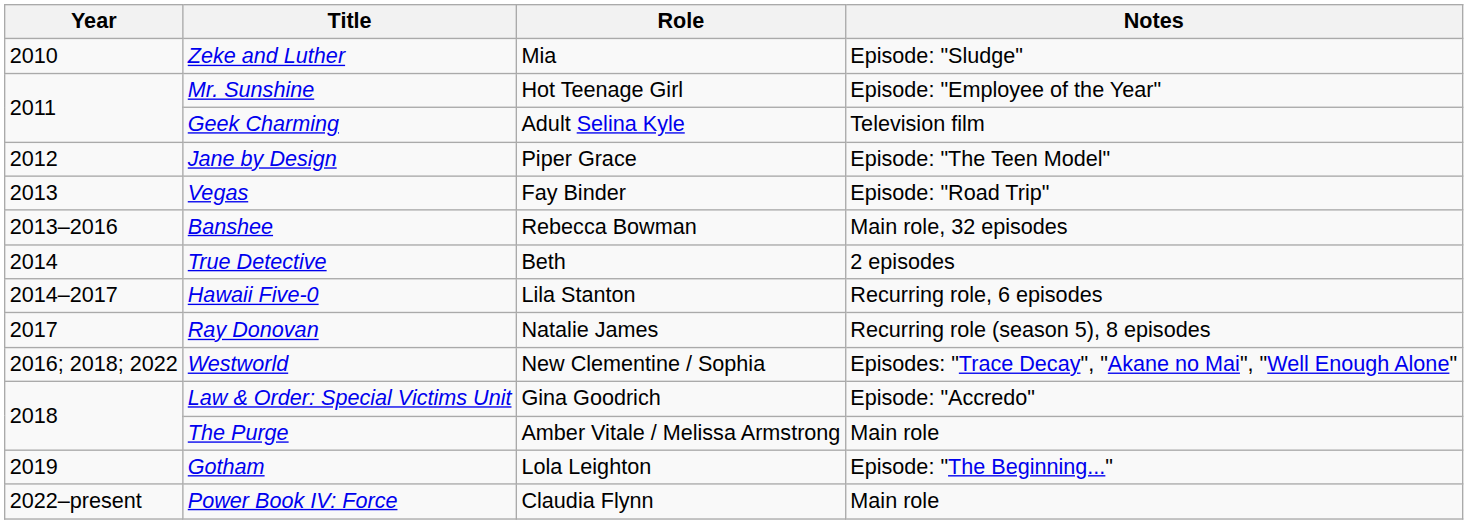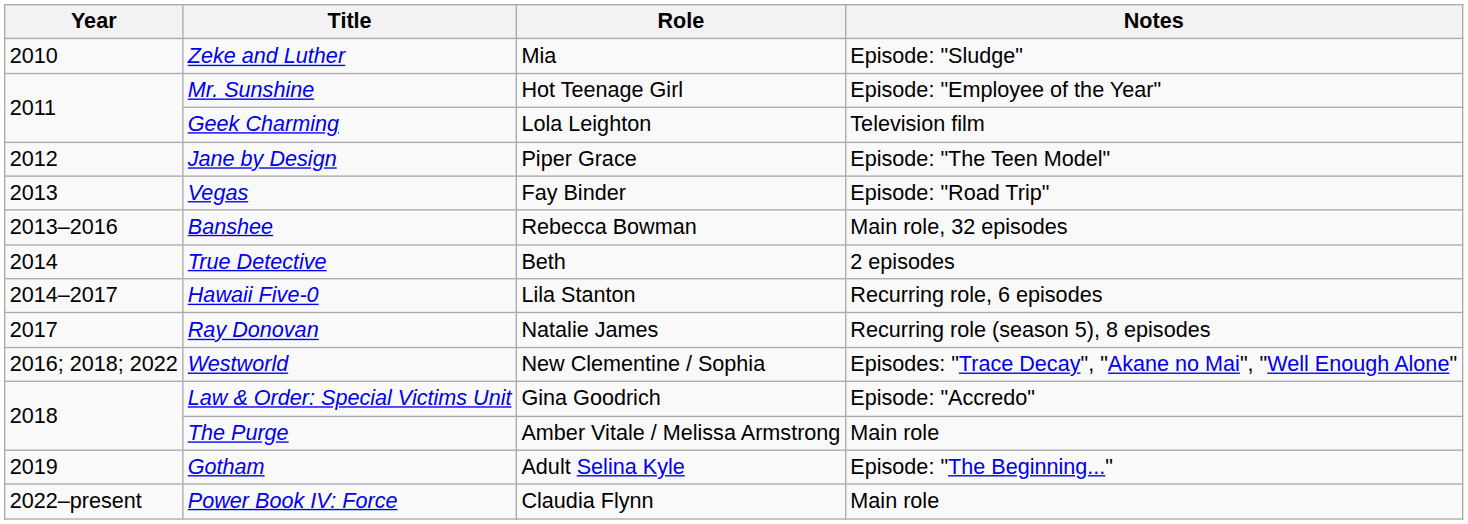(603, 124) Adult Selina Kyle -> (586, 124) Lola Leighton
(586, 466) Lola Leighton -> (603, 466) Adult Selina Kyle
